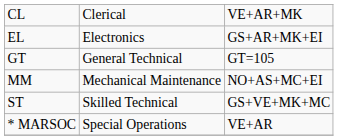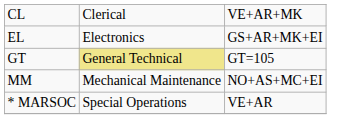(132, 59) no background -> (132, 59) khaki background
- row: (16, 102)
